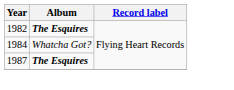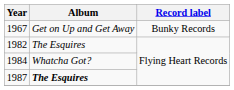+ row: (17, 28)
(60, 28) bold -> (59, 45) normal
